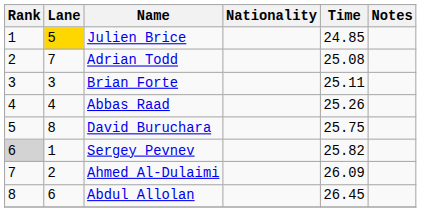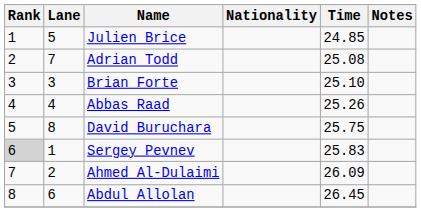(52, 38) gold background -> (52, 38) no background
(344, 83) 25.11 -> (344, 83) 25.10
(344, 151) 25.82 -> (344, 151) 25.83
